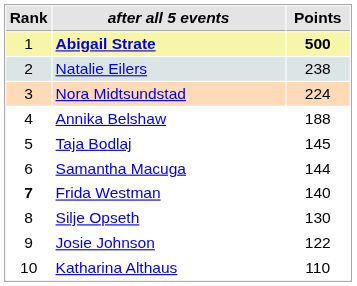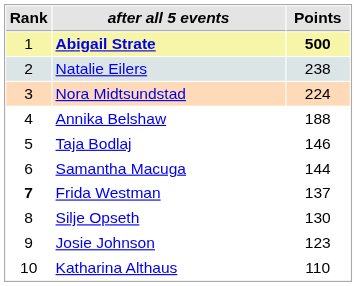(318, 144) 145 -> (318, 144) 146
(318, 193) 140 -> (318, 193) 137
(318, 243) 122 -> (318, 243) 123
